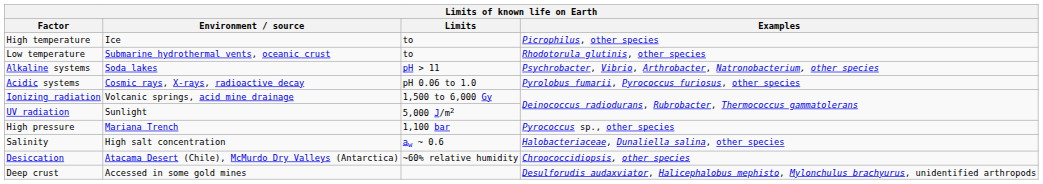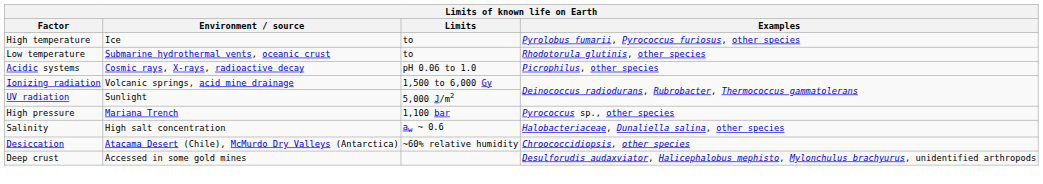(590, 40) Picrophilus, other species -> (661, 40) Pyrolobus fumarii, Pyrococcus furiosus, other species
- row: (48, 68)
(661, 82) Pyrolobus fumarii, Pyrococcus furiosus, other species -> (590, 68) Picrophilus, other species
